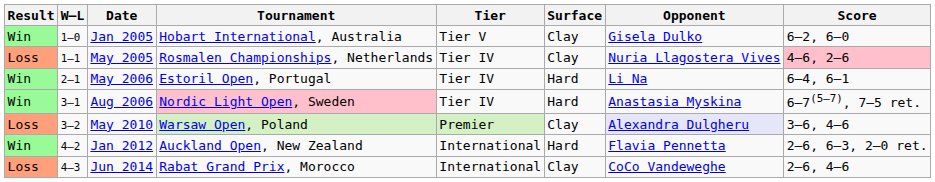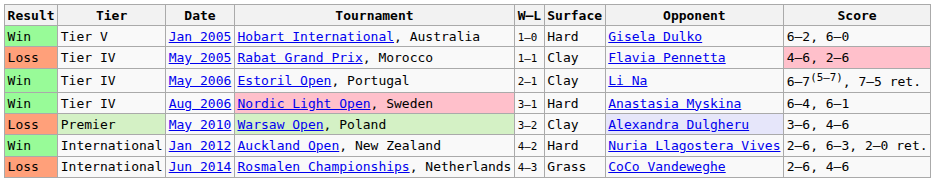columns swapped: (72, 15) <-> (490, 15)
(563, 36) Clay -> (563, 36) Hard
(296, 57) Rosmalen Championships, Netherlands -> (335, 57) Rabat Grand Prix, Morocco
(694, 57) Nuria Llagostera Vives -> (667, 57) Flavia Pennetta
(563, 79) Hard -> (563, 80) Clay
(818, 79) 6–4, 6–1 -> (854, 80) 6–7(5–7), 7–5 ret.
(854, 102) 6–7(5–7), 7–5 ret. -> (818, 103) 6–4, 6–1
(667, 146) Flavia Pennetta -> (694, 146) Nuria Llagostera Vives
(257, 167) Rabat Grand Prix, Morocco -> (374, 167) Rosmalen Championships, Netherlands
(563, 167) Clay -> (567, 167) Grass
